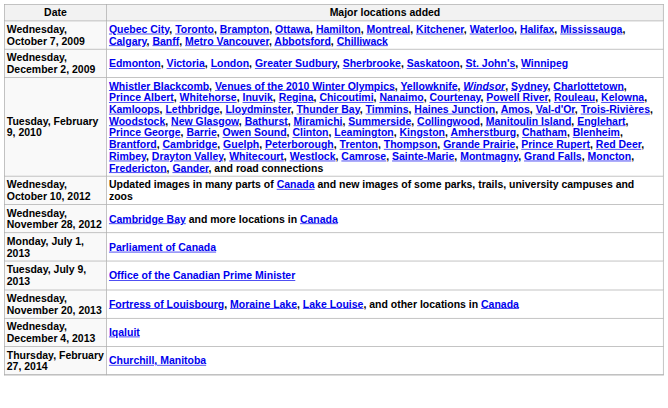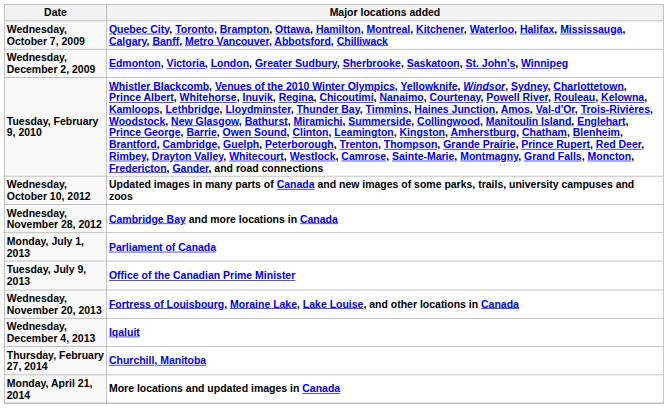+ row: (50, 389)
